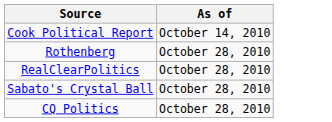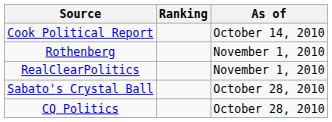+ column: (183, 14)
(215, 52) October 28, 2010 -> (269, 52) November 1, 2010
(215, 70) October 28, 2010 -> (269, 70) November 1, 2010
